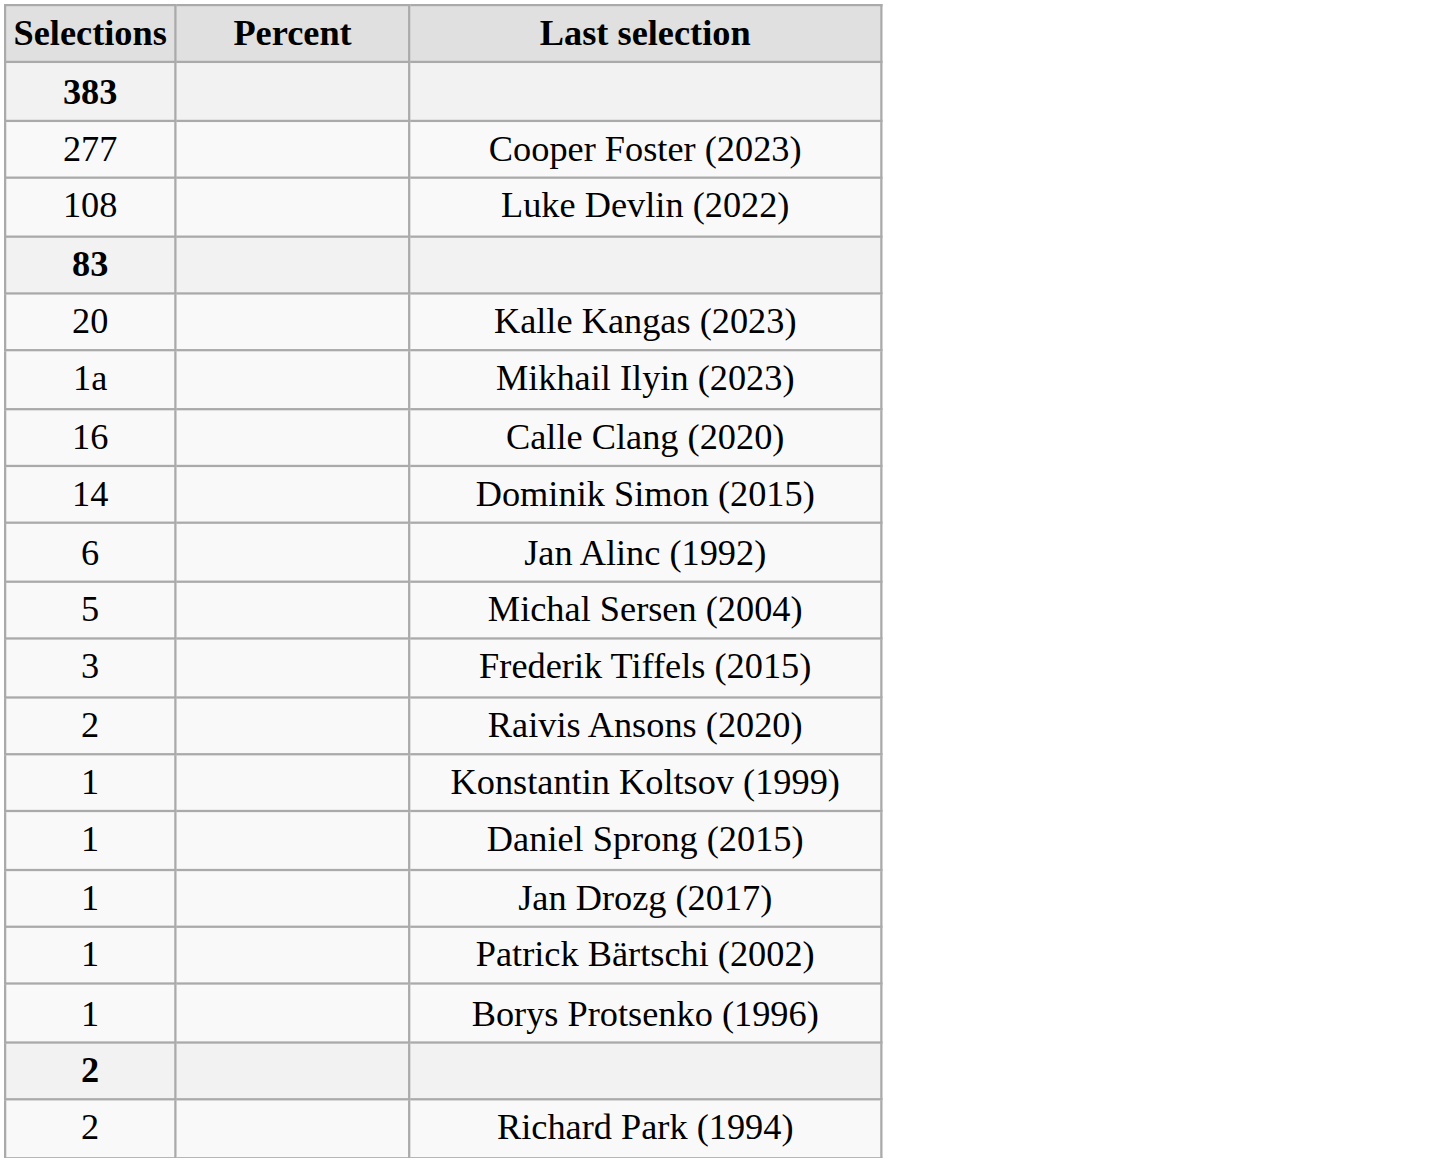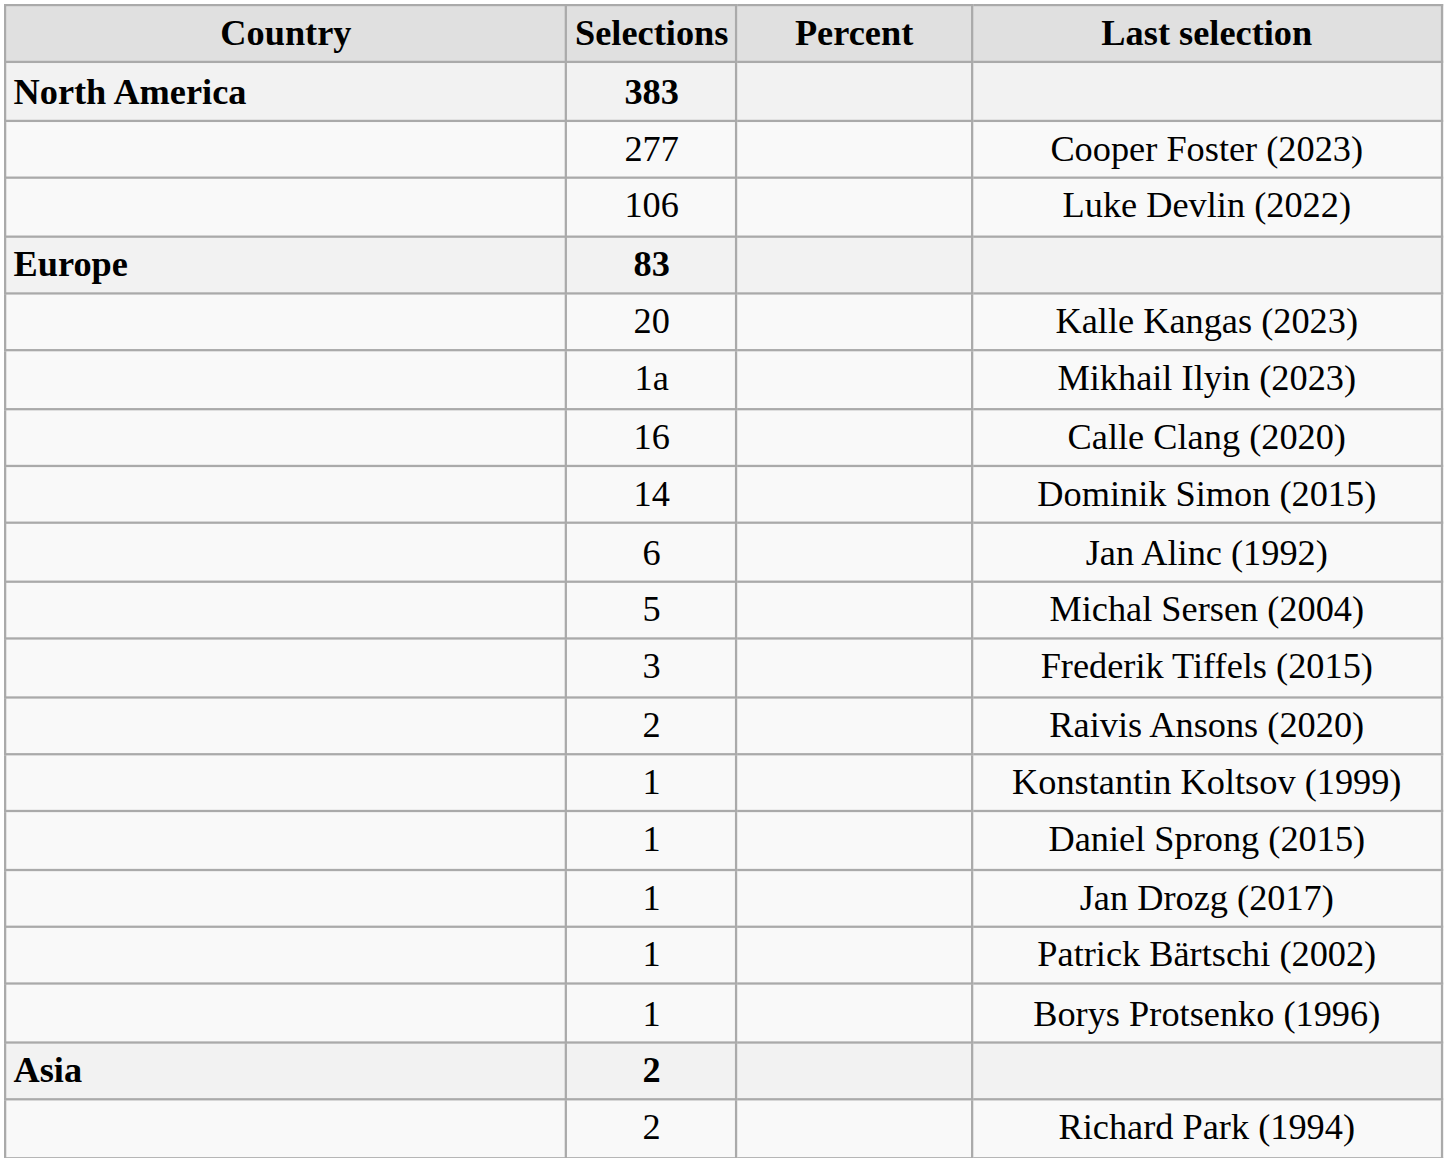+ column: (130, 90)
(90, 206) 108 -> (652, 206) 106
